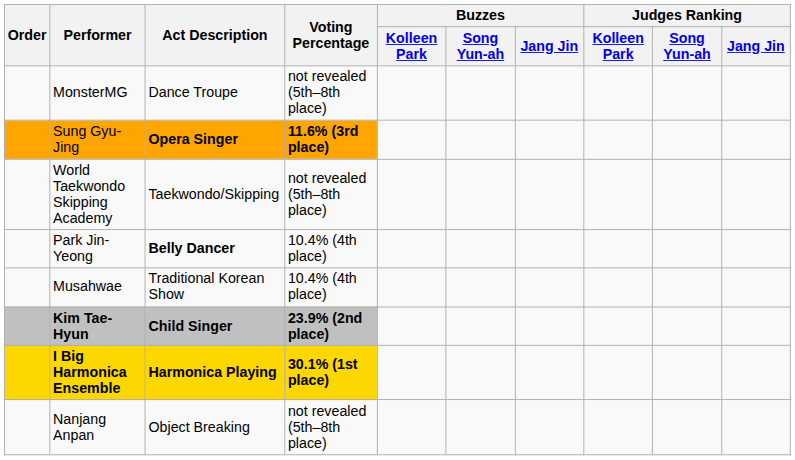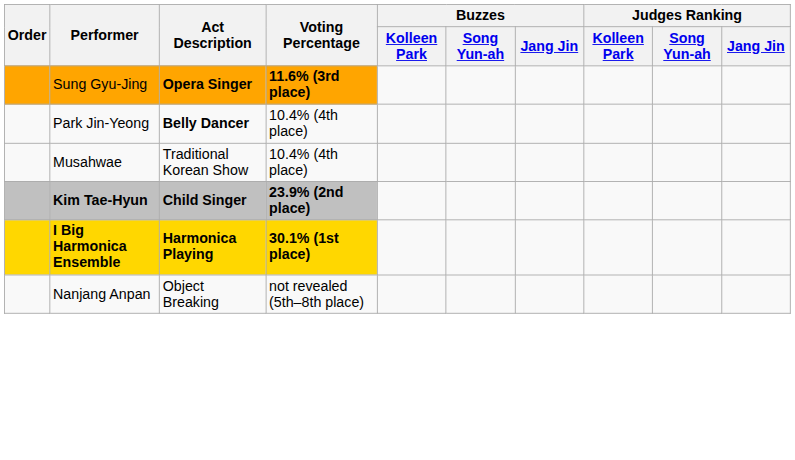- row: (90, 92)
- row: (89, 194)
